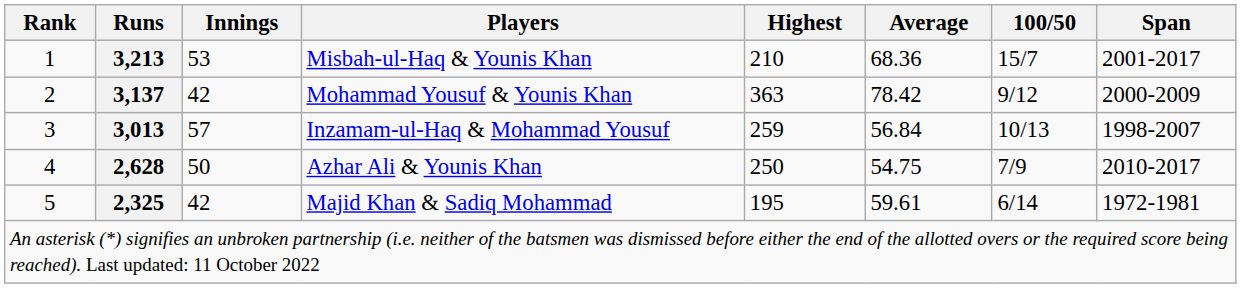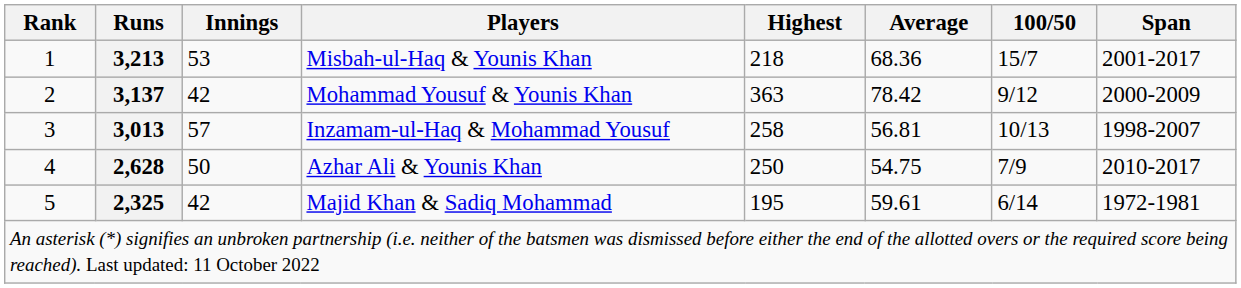(767, 58) 210 -> (767, 58) 218
(767, 130) 259 -> (767, 130) 258
(896, 130) 56.84 -> (896, 130) 56.81
